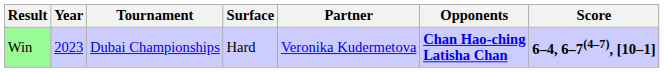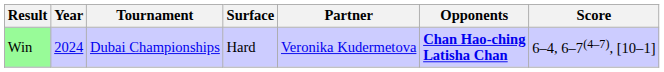(69, 47) 2023 -> (69, 47) 2024
(594, 47) bold -> (594, 47) normal
